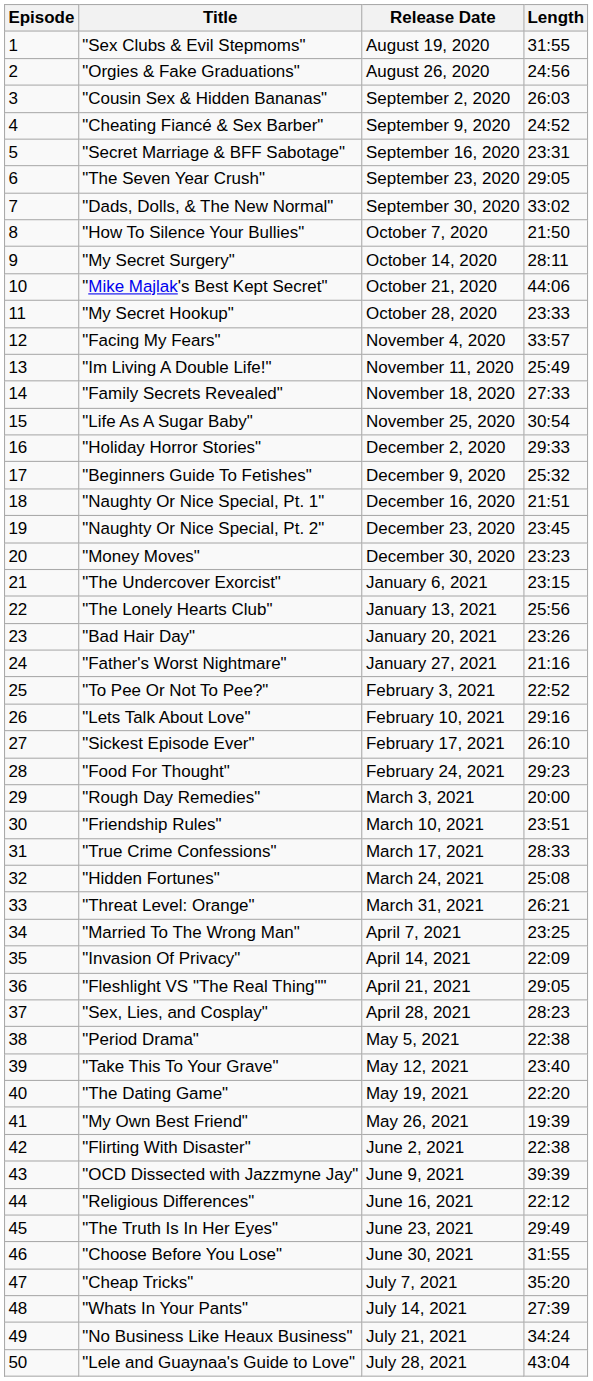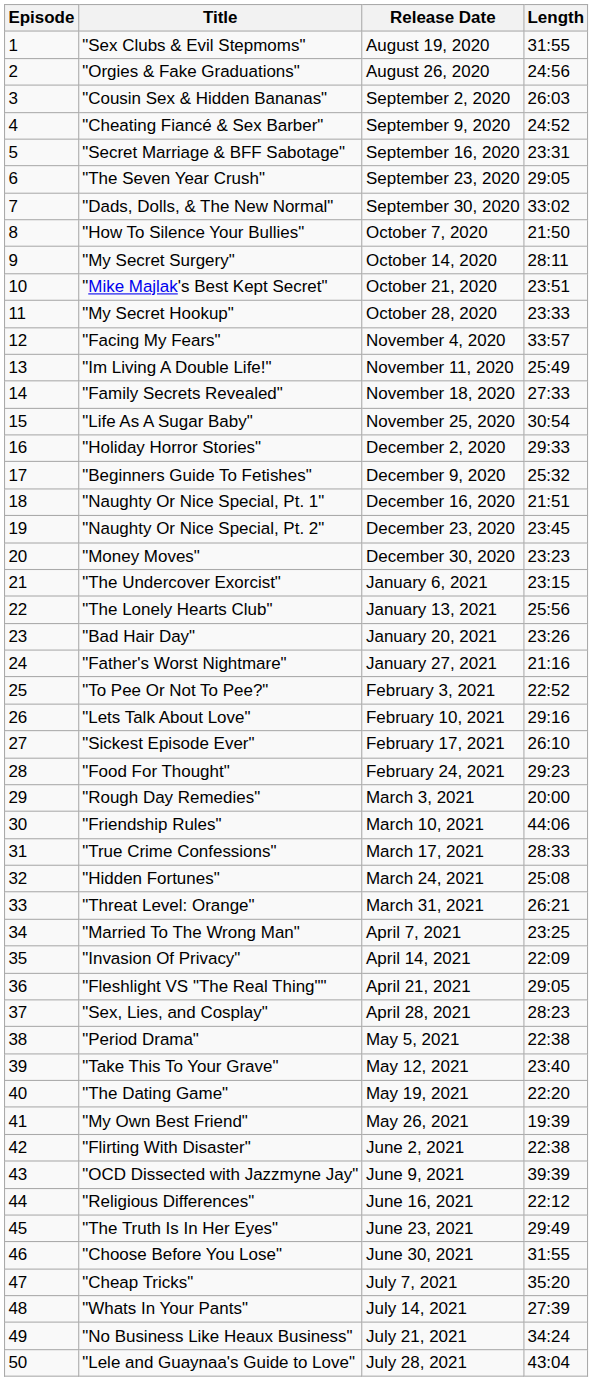(549, 286) 44:06 -> (549, 286) 23:51
(549, 824) 23:51 -> (549, 824) 44:06
